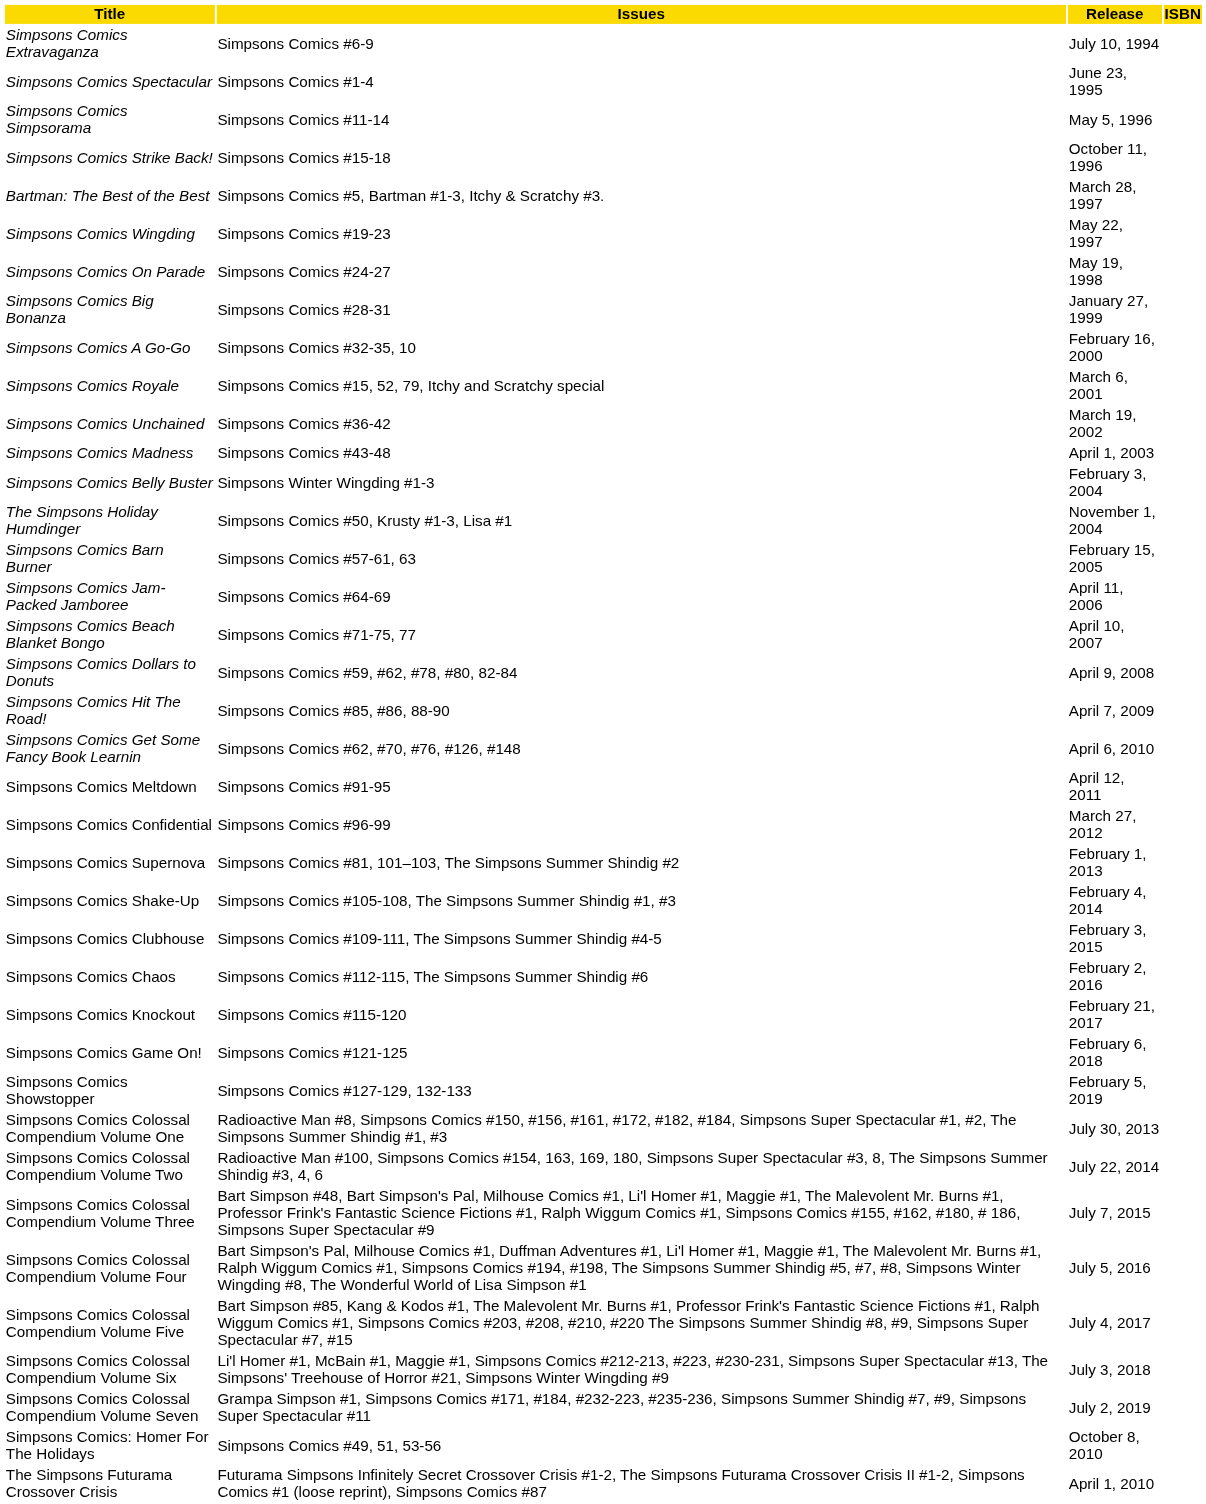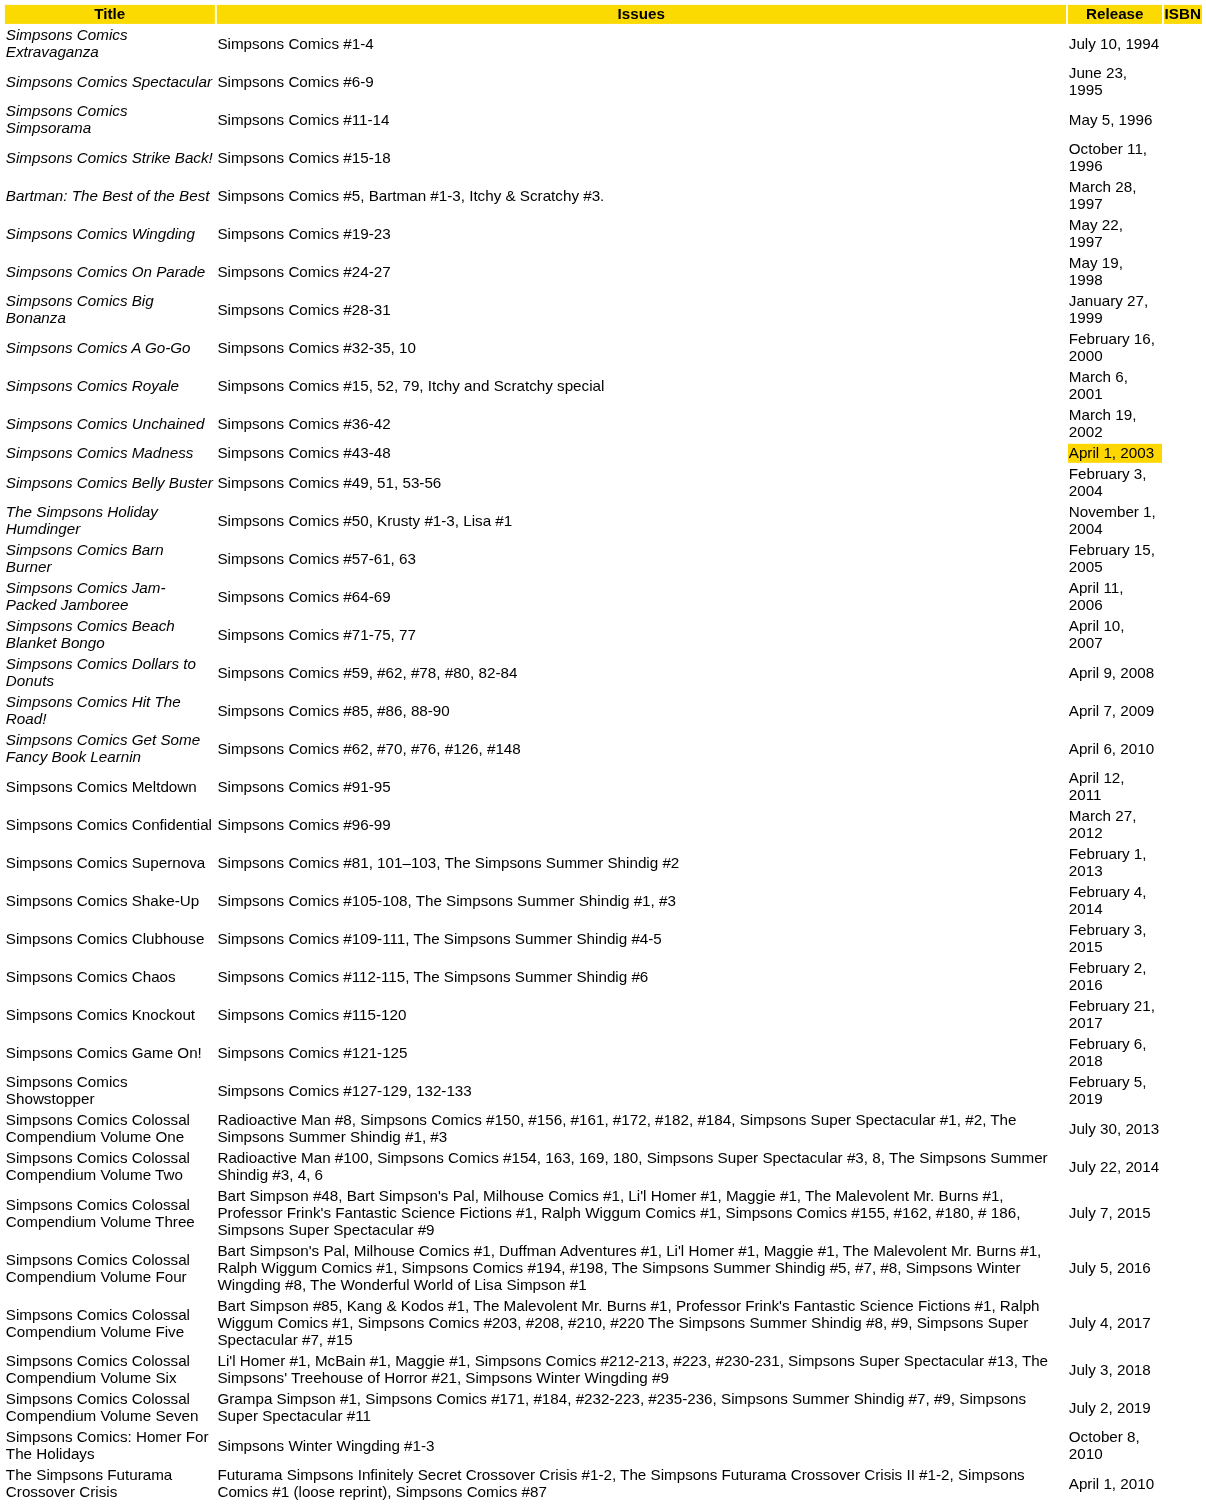(296, 43) Simpsons Comics #6-9 -> (296, 43) Simpsons Comics #1-4
(296, 81) Simpsons Comics #1-4 -> (296, 81) Simpsons Comics #6-9
(1111, 453) no background -> (1111, 453) gold background
(326, 482) Simpsons Winter Wingding #1-3 -> (329, 482) Simpsons Comics #49, 51, 53-56
(329, 1446) Simpsons Comics #49, 51, 53-56 -> (326, 1446) Simpsons Winter Wingding #1-3
